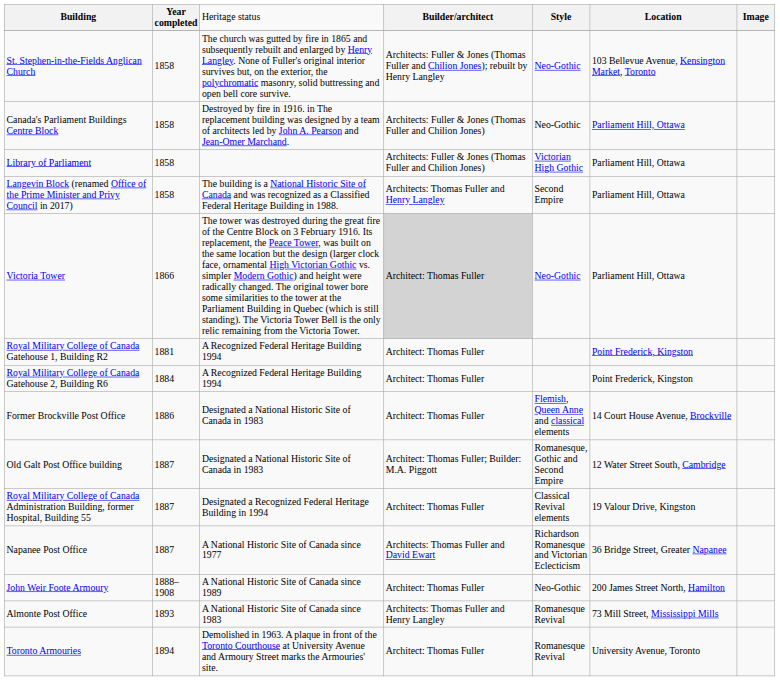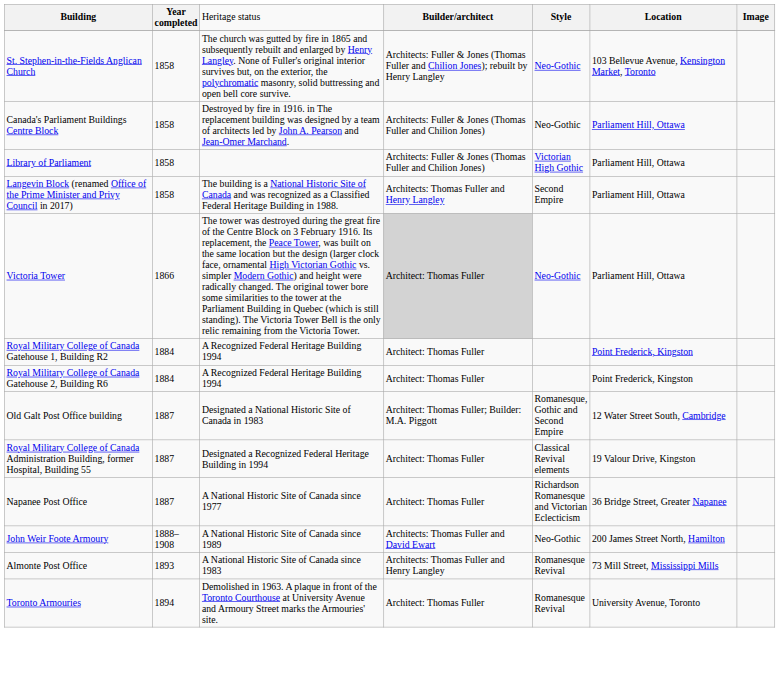(164, 352) 1881 -> (164, 352) 1884
- row: (66, 416)
(445, 550) Architects: Thomas Fuller and David Ewart -> (435, 501) Architect: Thomas Fuller
(435, 587) Architect: Thomas Fuller -> (445, 539) Architects: Thomas Fuller and David Ewart
